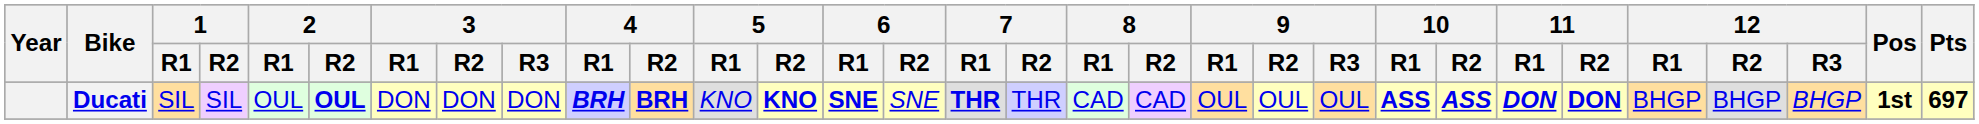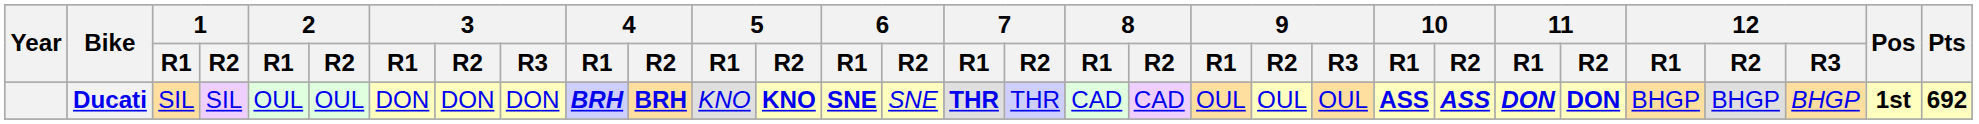(340, 101) bold -> (339, 101) normal
(1948, 101) 697 -> (1947, 101) 692
